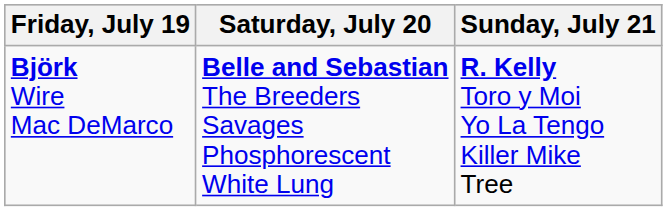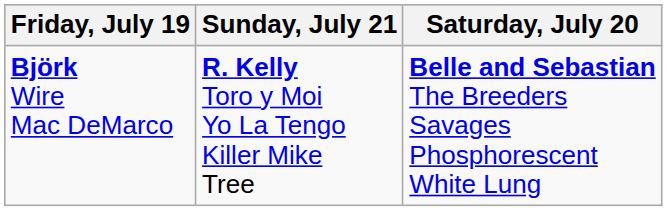columns swapped: (325, 25) <-> (558, 25)
